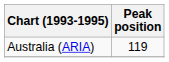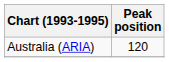(138, 47) 119 -> (138, 47) 120
